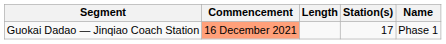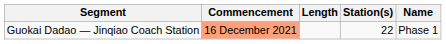(387, 30) 17 -> (387, 30) 22
